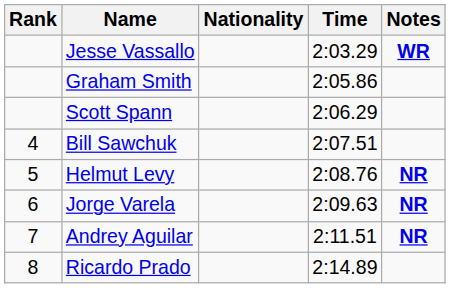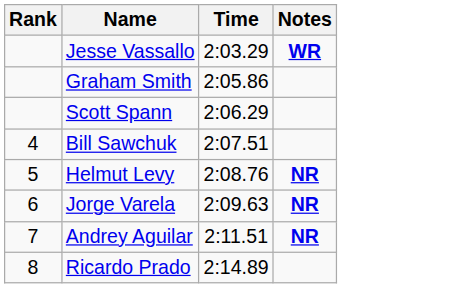- column: (253, 19)
